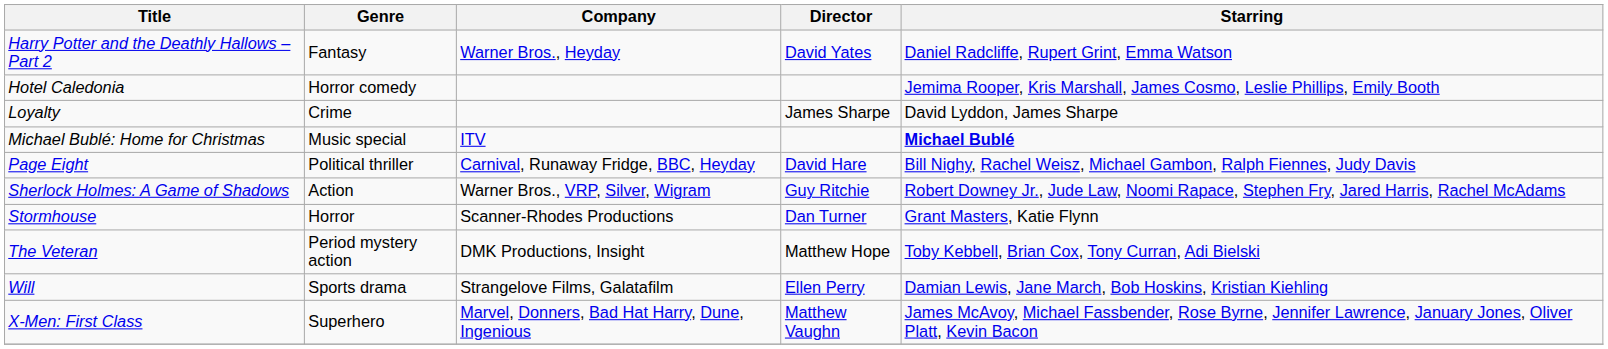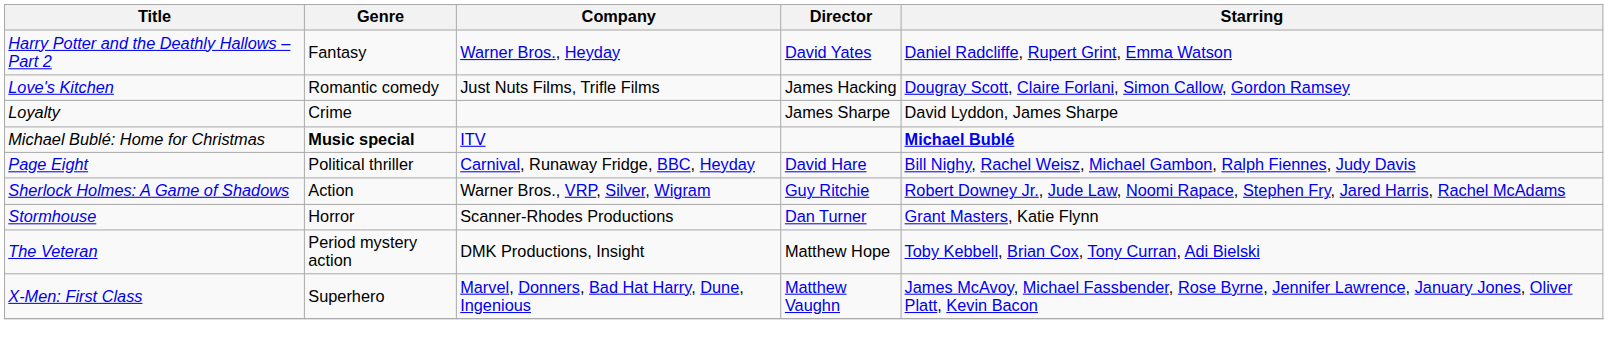- row: (66, 87)
+ row: (61, 87)
(357, 139) normal -> (361, 139) bold
- row: (21, 287)
